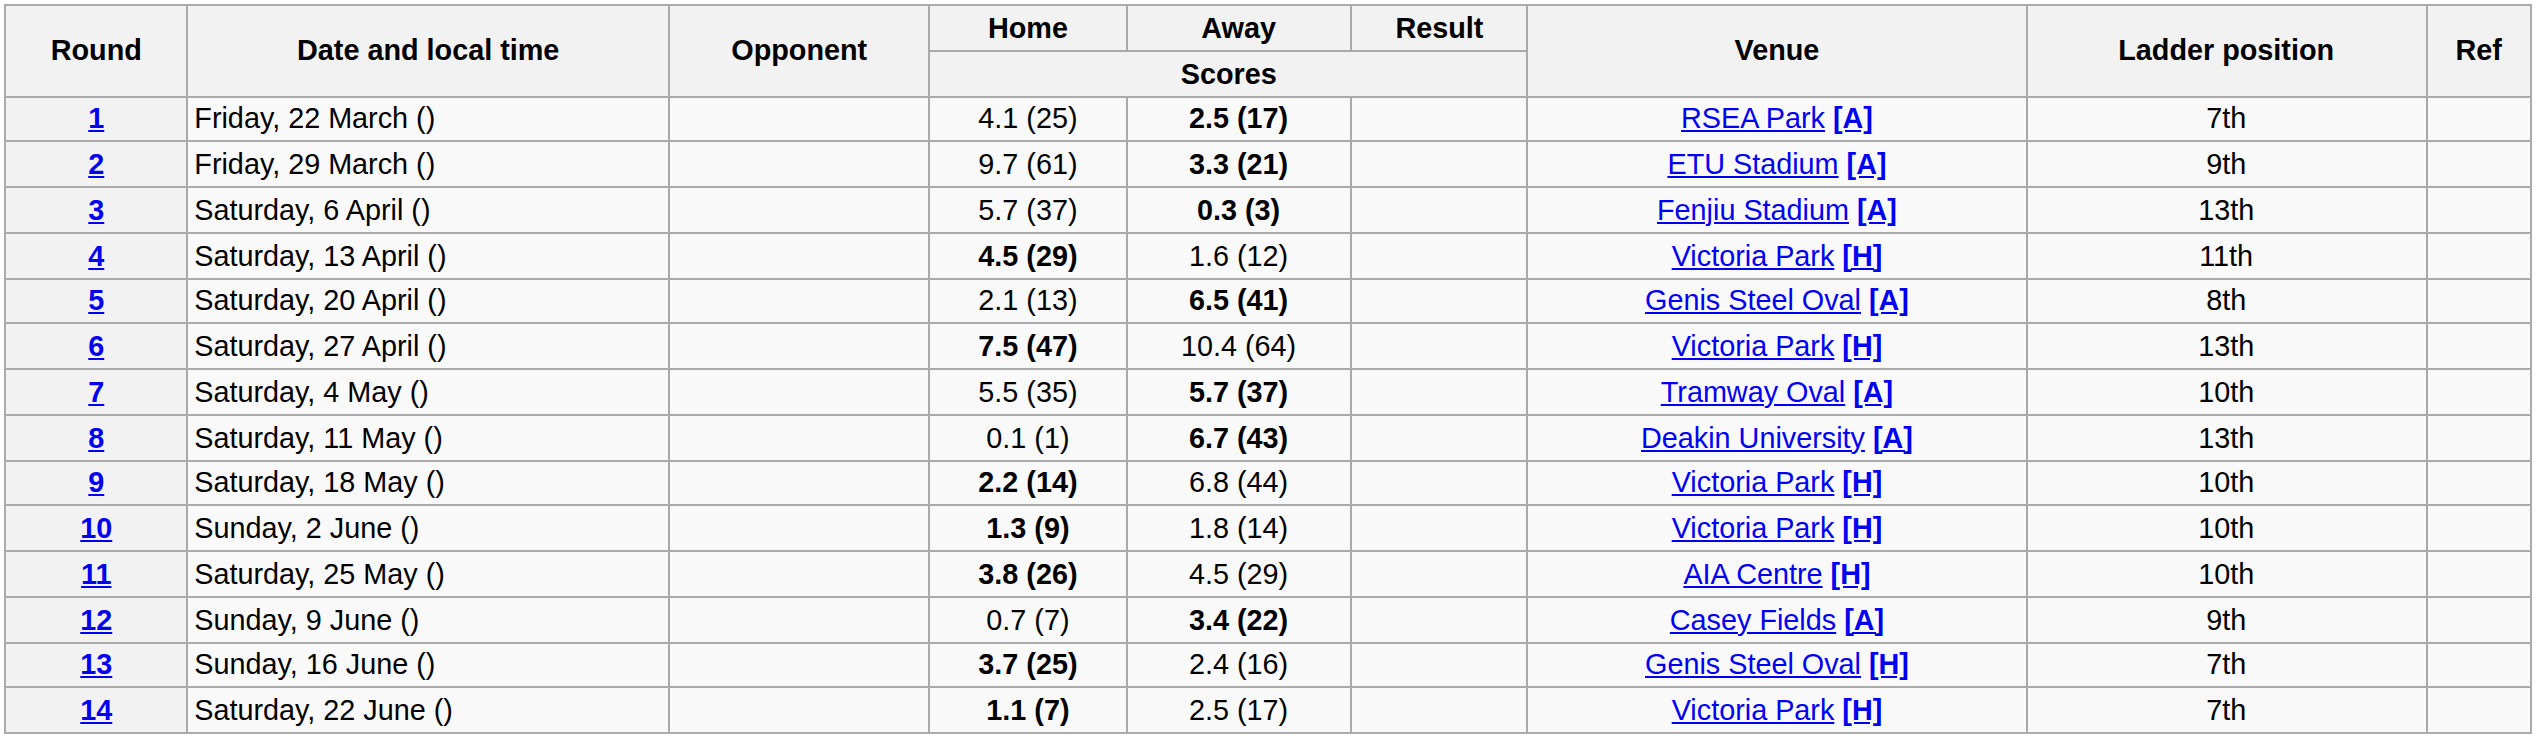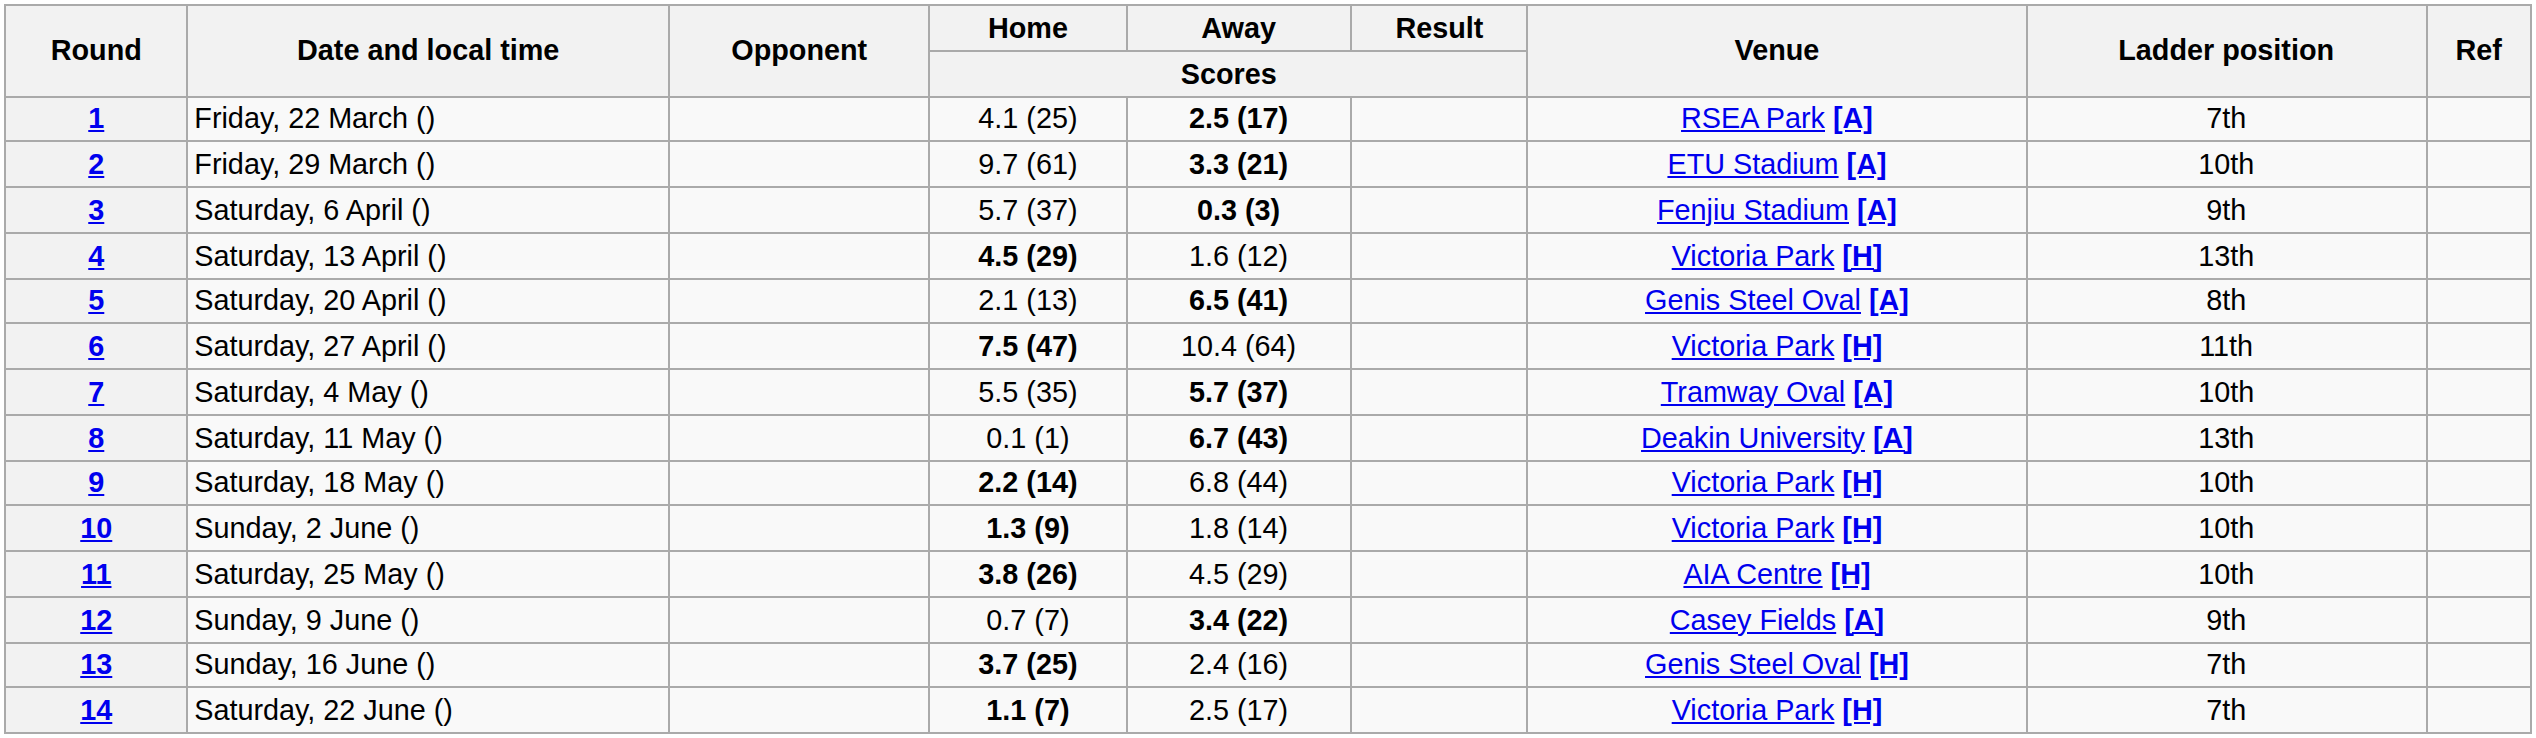(2226, 165) 9th -> (2226, 165) 10th
(2226, 210) 13th -> (2226, 210) 9th
(2226, 256) 11th -> (2226, 256) 13th
(2226, 347) 13th -> (2226, 347) 11th
